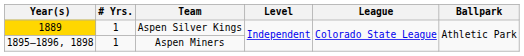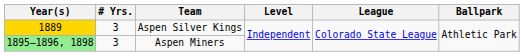(116, 28) 1 -> (116, 28) 3
(50, 44) no background -> (50, 44) lightgreen background
(116, 44) 1 -> (116, 44) 3
